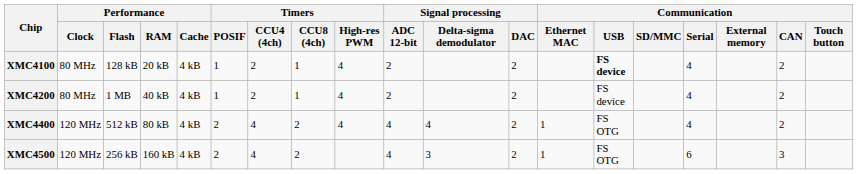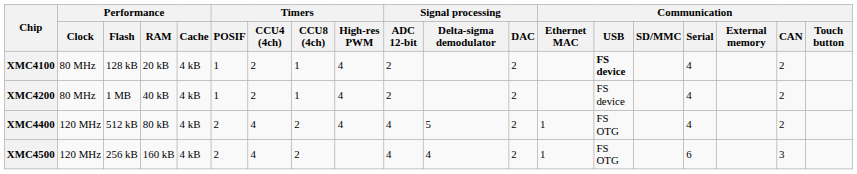(428, 124) 4 -> (428, 124) 5
(428, 154) 3 -> (428, 154) 4
